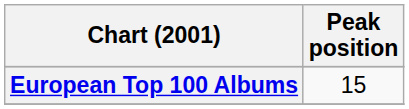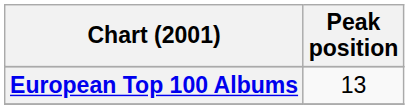(353, 85) 15 -> (353, 85) 13
